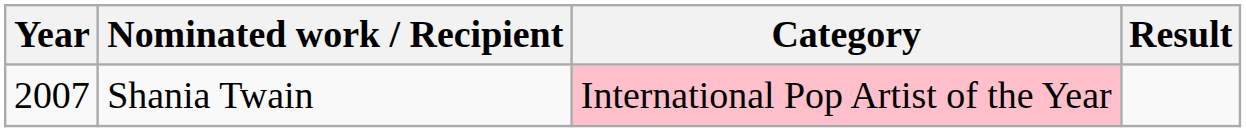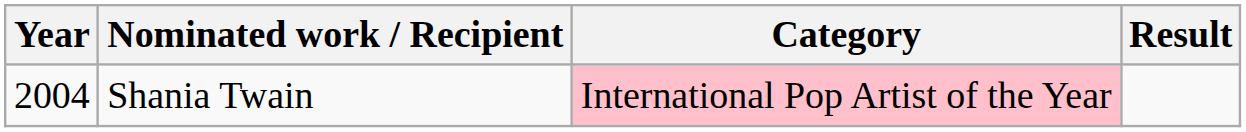(52, 94) 2007 -> (52, 94) 2004
